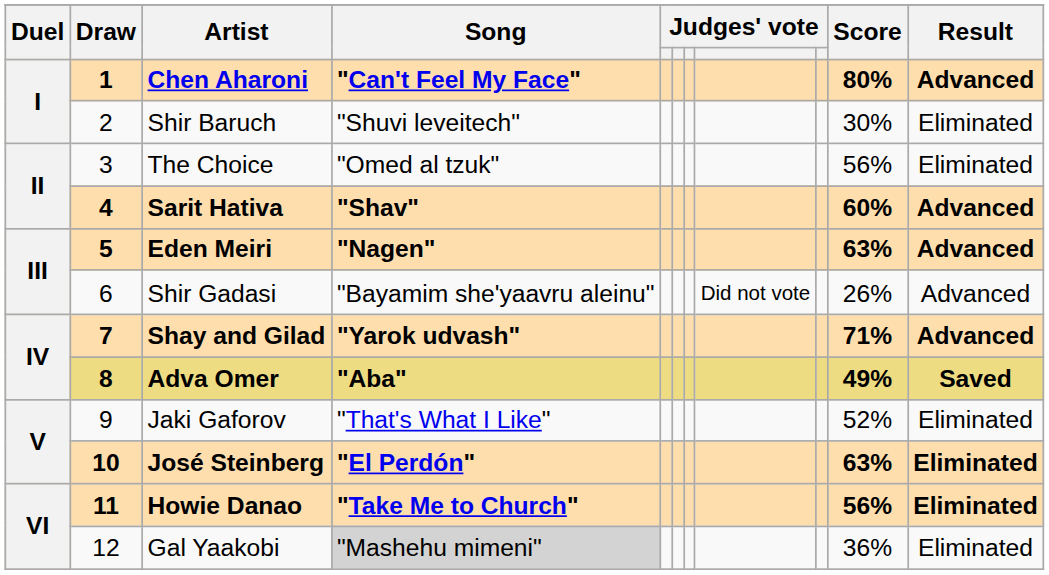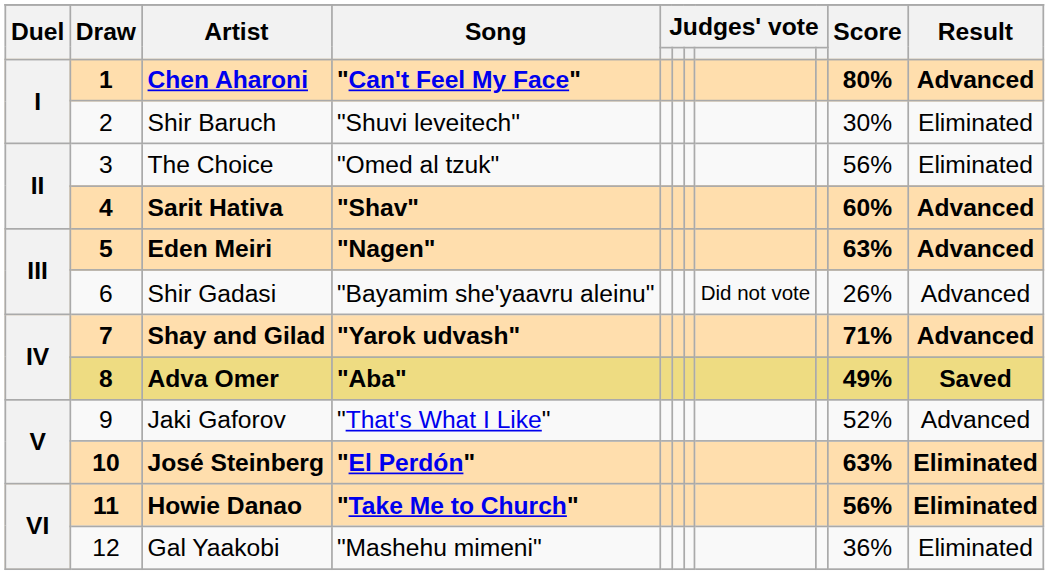(975, 421) Eliminated -> (975, 421) Advanced
(439, 548) lightgrey background -> (439, 548) no background
